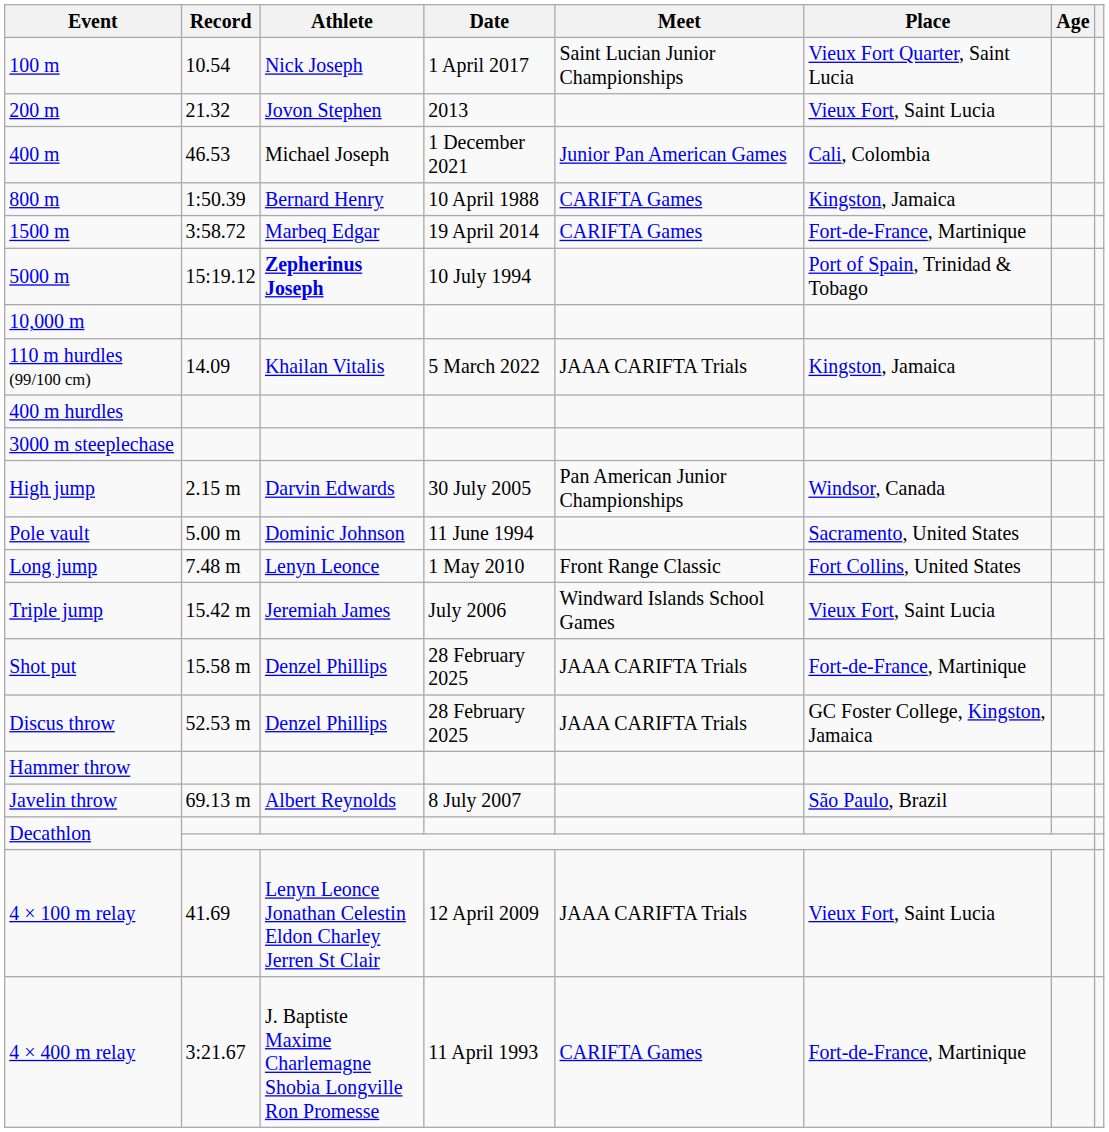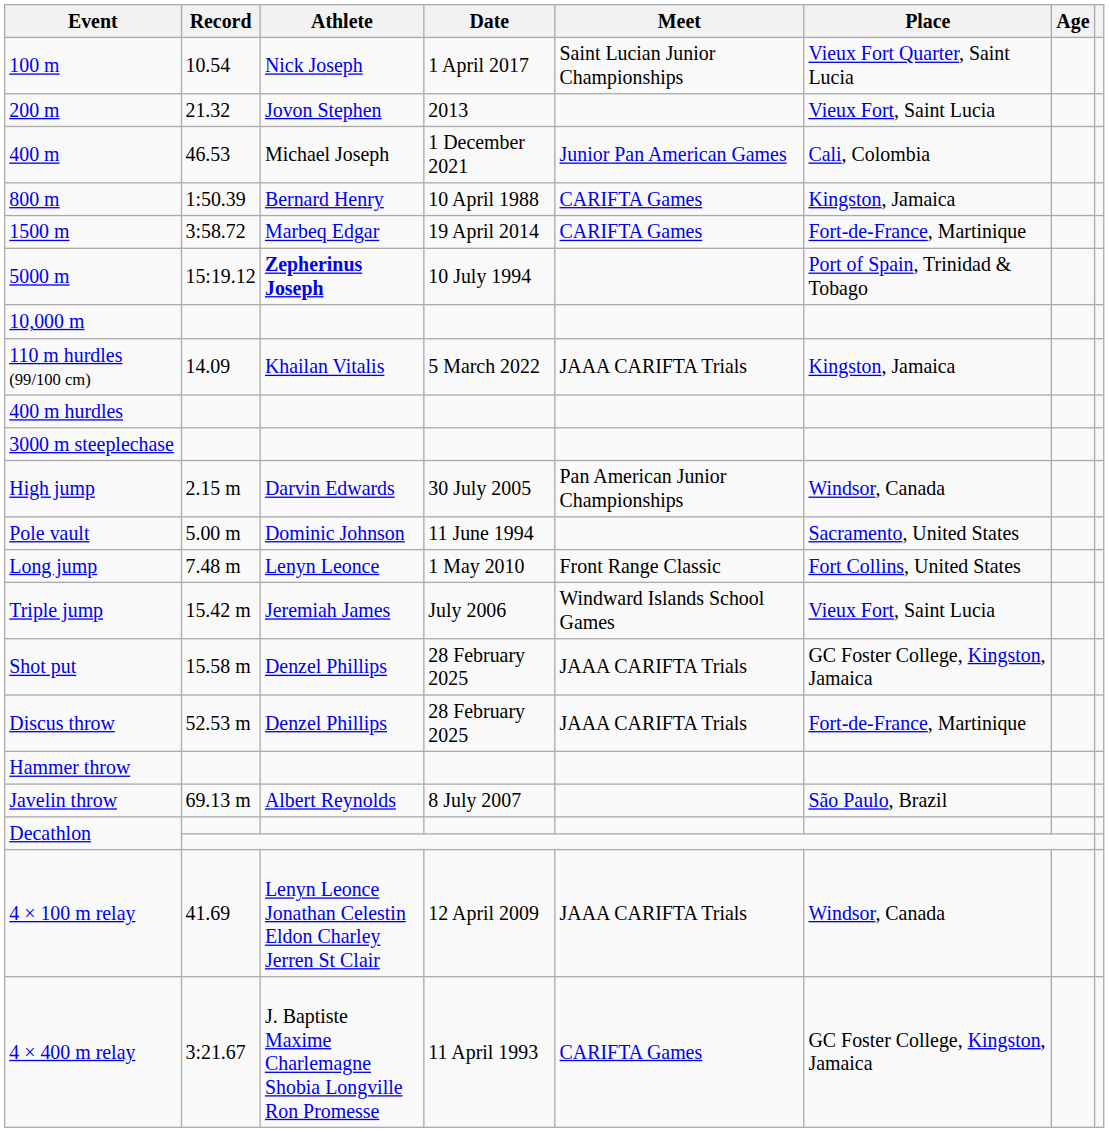(917, 666) Fort-de-France, Martinique -> (927, 666) GC Foster College, Kingston, Jamaica
(927, 723) GC Foster College, Kingston, Jamaica -> (917, 723) Fort-de-France, Martinique
(902, 913) Vieux Fort, Saint Lucia -> (877, 913) Windsor, Canada
(917, 1052) Fort-de-France, Martinique -> (927, 1052) GC Foster College, Kingston, Jamaica
